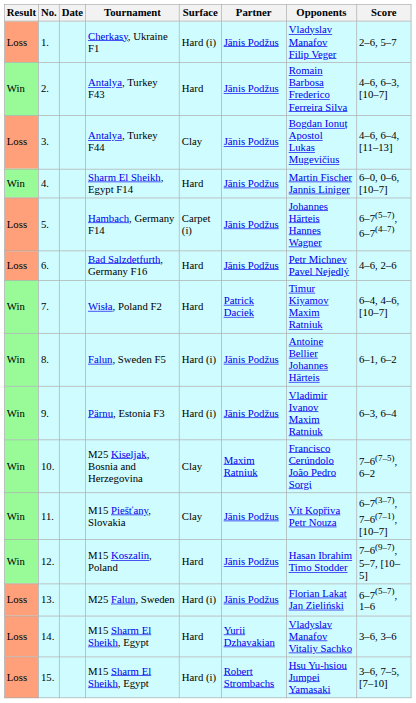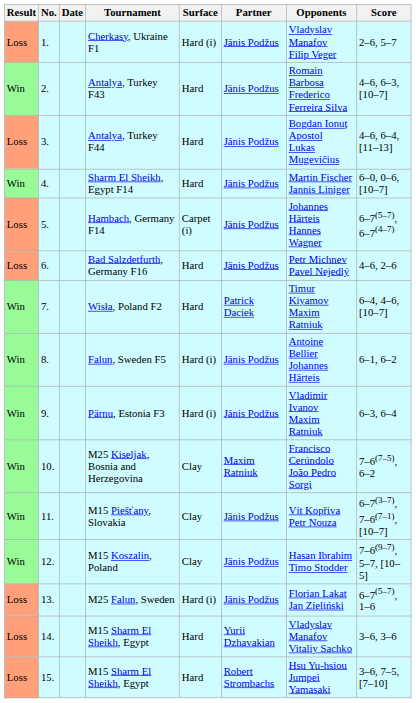(192, 142) Clay -> (193, 142) Hard
(193, 561) Hard -> (192, 561) Clay
(199, 677) Hard (i) -> (193, 677) Hard
